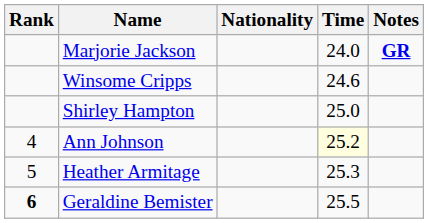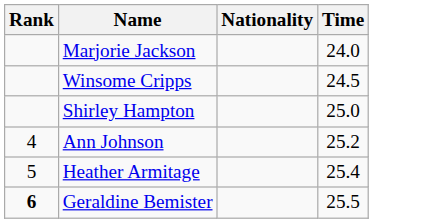- column: (396, 19)
(343, 80) 24.6 -> (343, 80) 24.5
(343, 141) lightyellow background -> (343, 141) no background
(343, 171) 25.3 -> (343, 171) 25.4
